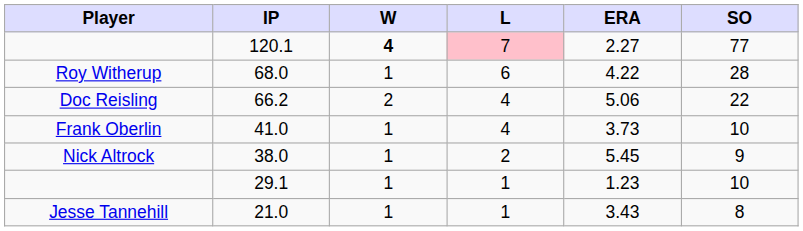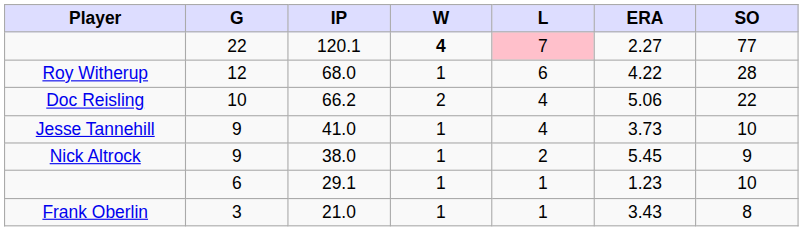+ column: (237, 18)
(109, 128) Frank Oberlin -> (95, 128) Jesse Tannehill
(109, 211) Jesse Tannehill -> (95, 211) Frank Oberlin
